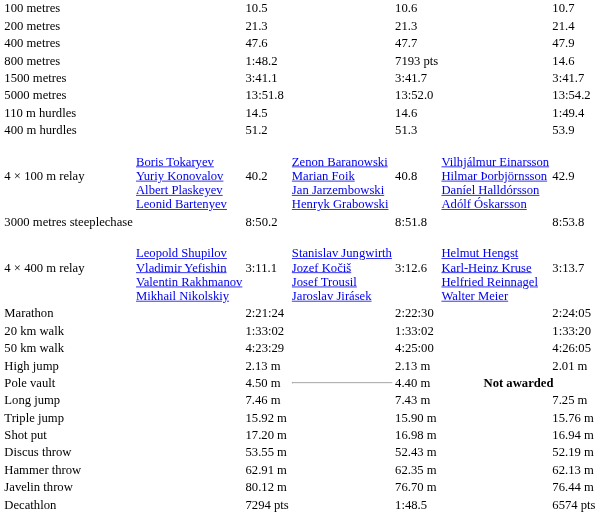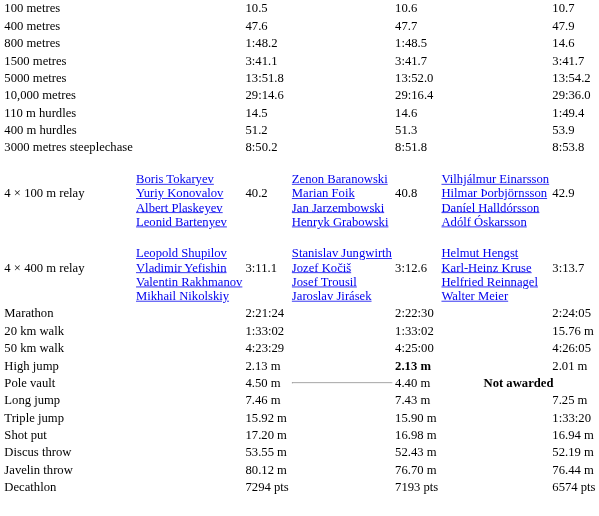- row: (32, 25)
(417, 60) 7193 pts -> (411, 43) 1:48.5
+ row: (40, 95)
rows swapped: (69, 221) <-> (44, 176)
(572, 330) 1:33:20 -> (573, 330) 15.76 m
(413, 365) normal -> (413, 365) bold
(573, 417) 15.76 m -> (572, 417) 1:33:20
- row: (43, 469)
(411, 504) 1:48.5 -> (417, 487) 7193 pts
